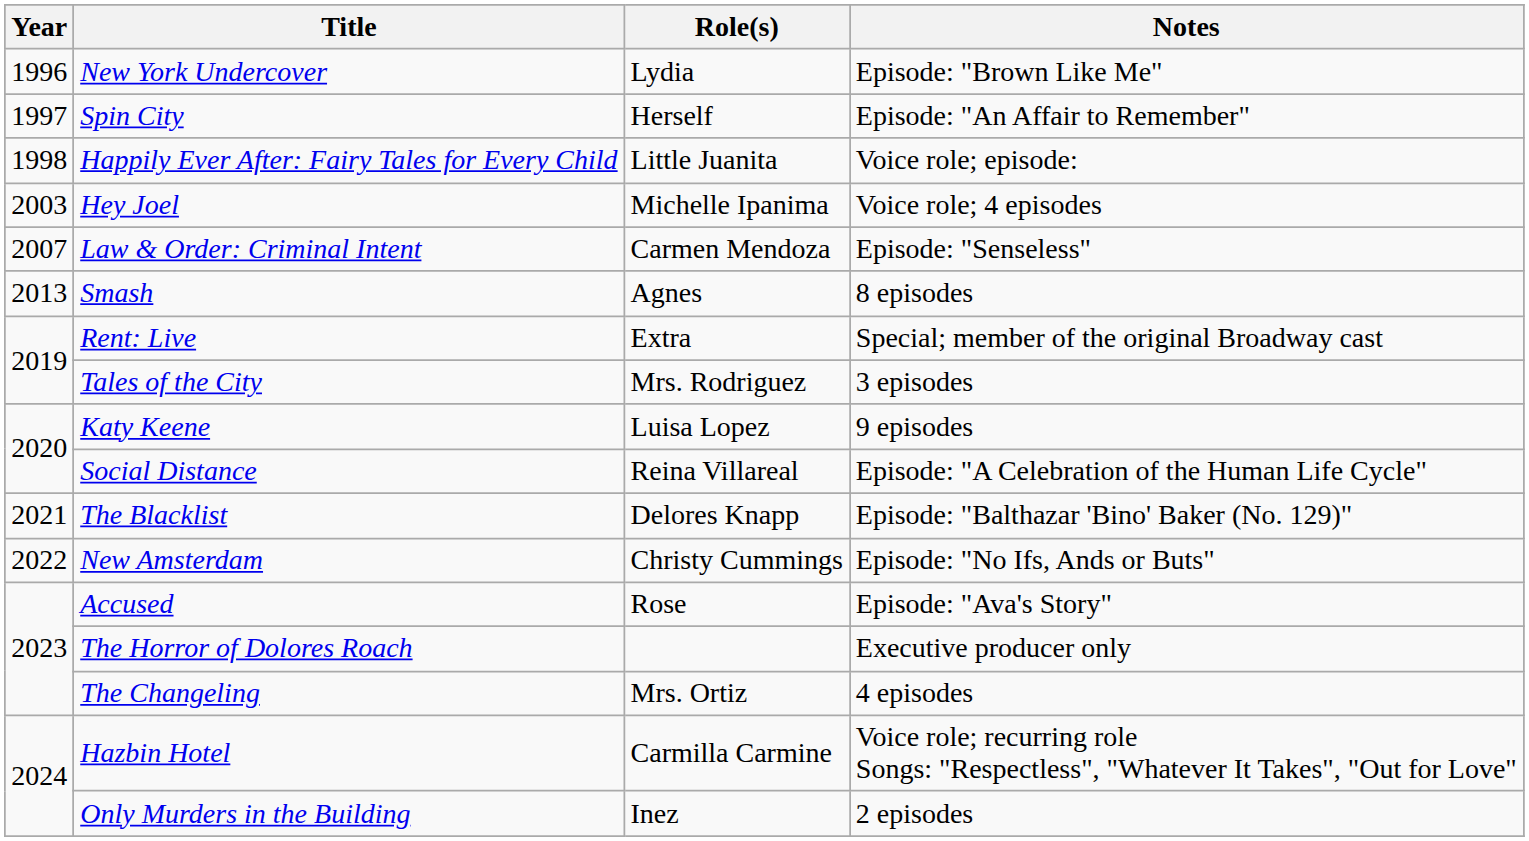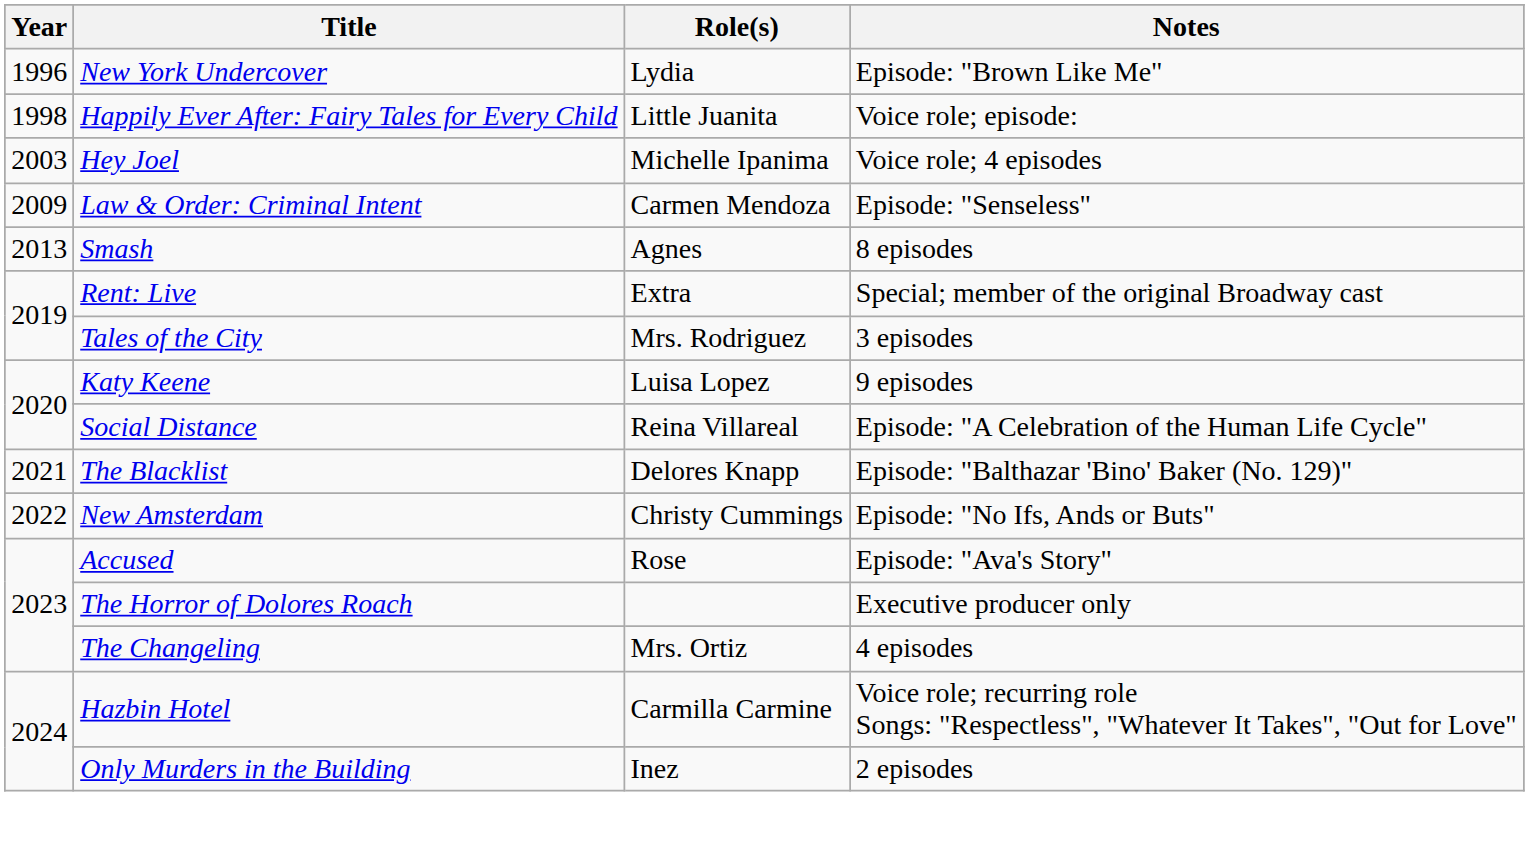- row: (132, 115)
(39, 248) 2007 -> (39, 204) 2009
